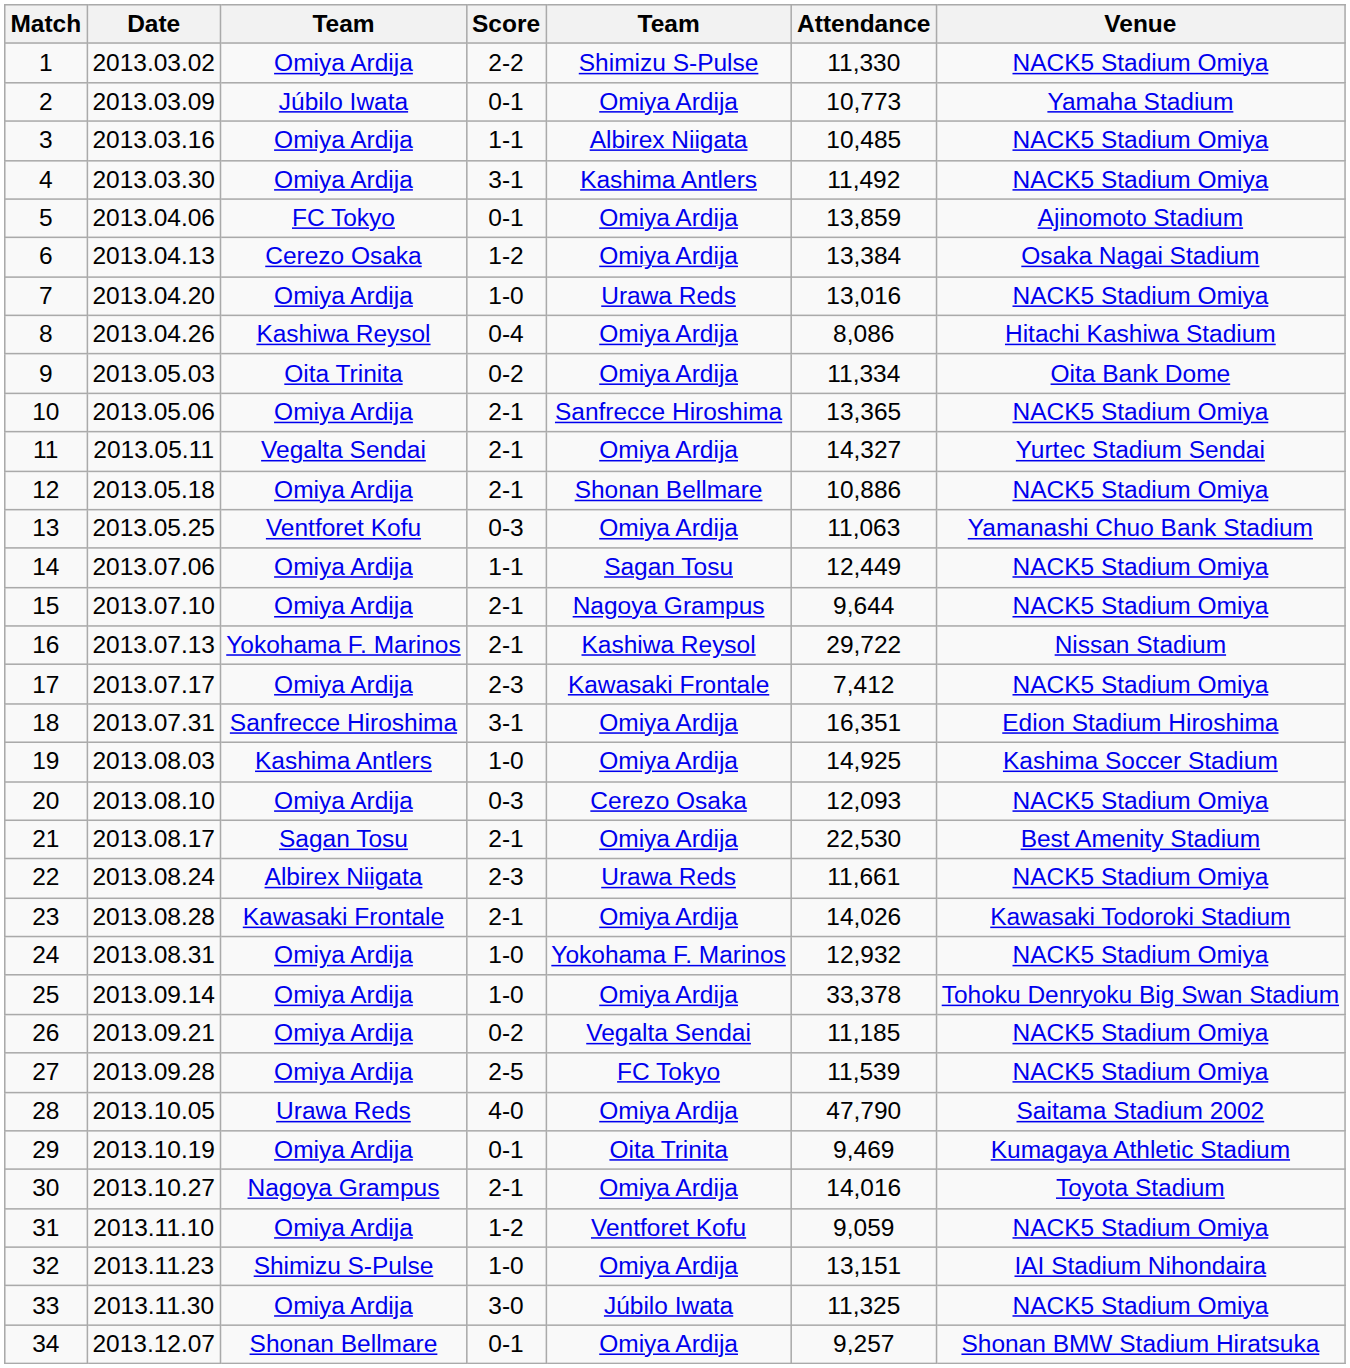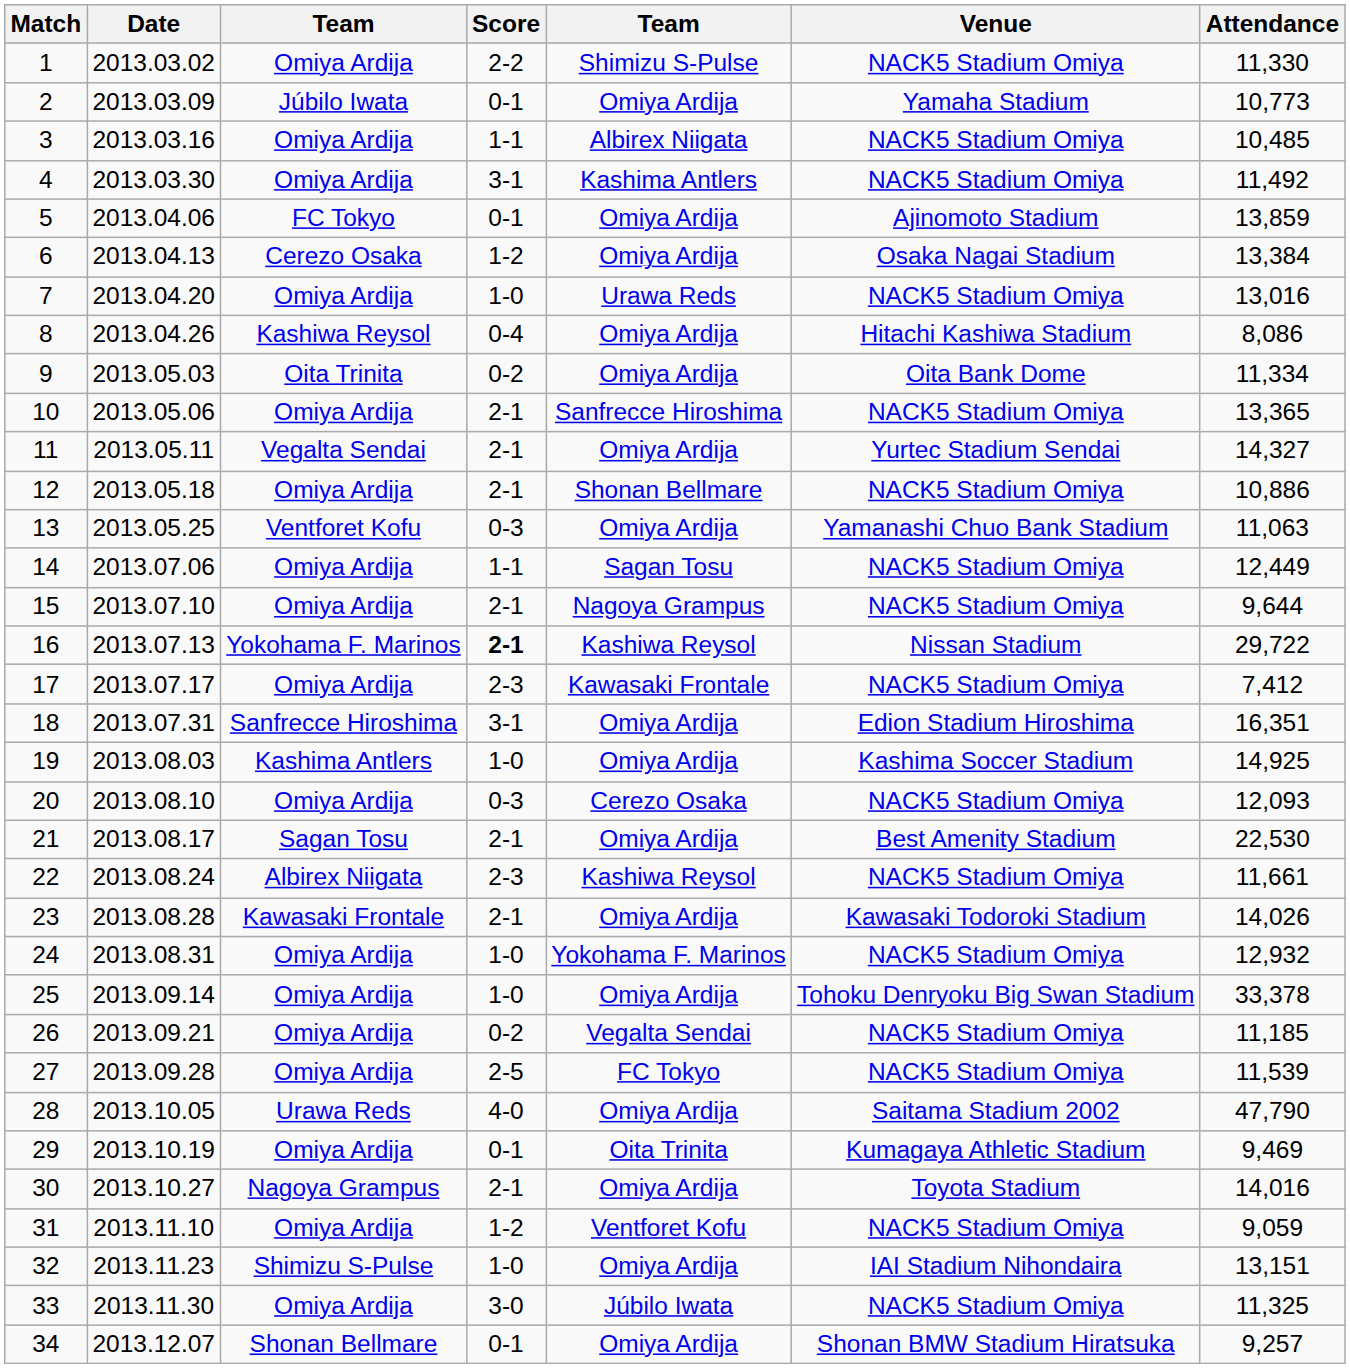columns swapped: (1140, 23) <-> (864, 23)
(506, 645) normal -> (506, 645) bold
(669, 878) Urawa Reds -> (669, 878) Kashiwa Reysol
